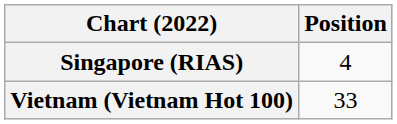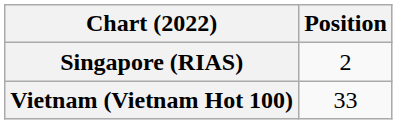(346, 61) 4 -> (346, 61) 2
